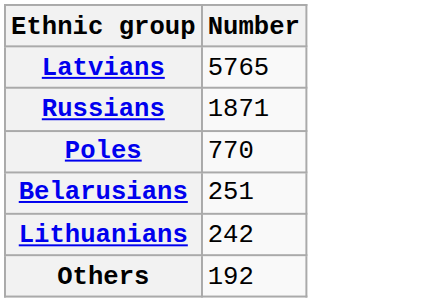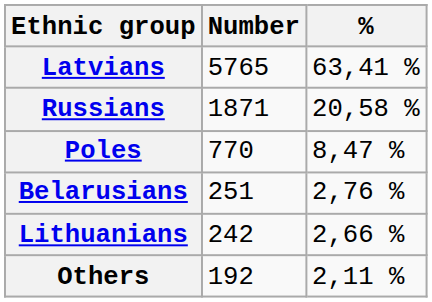+ column: (366, 26)
